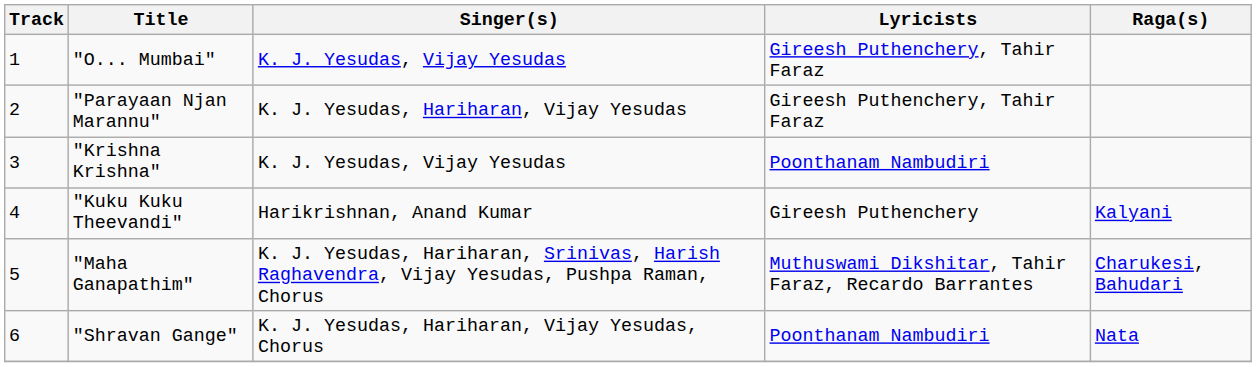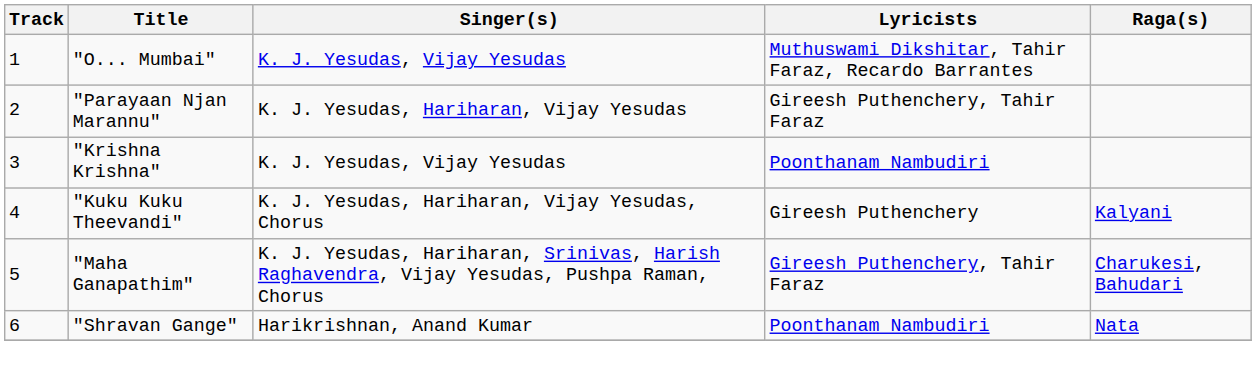(913, 60) Gireesh Puthenchery, Tahir Faraz -> (918, 60) Muthuswami Dikshitar, Tahir Faraz, Recardo Barrantes
(395, 213) Harikrishnan, Anand Kumar -> (478, 213) K. J. Yesudas, Hariharan, Vijay Yesudas, Chorus
(918, 275) Muthuswami Dikshitar, Tahir Faraz, Recardo Barrantes -> (913, 275) Gireesh Puthenchery, Tahir Faraz
(478, 336) K. J. Yesudas, Hariharan, Vijay Yesudas, Chorus -> (395, 326) Harikrishnan, Anand Kumar
